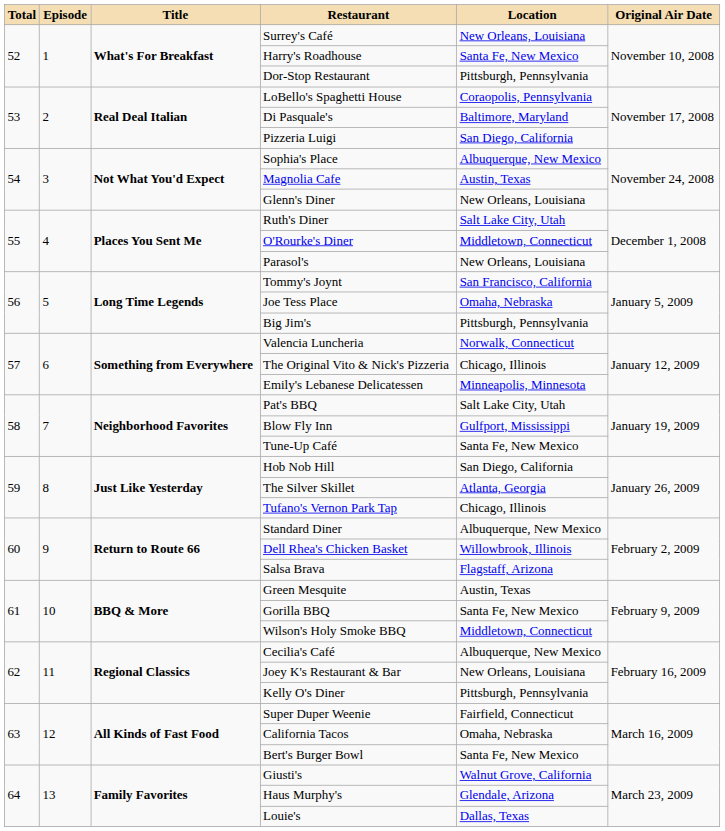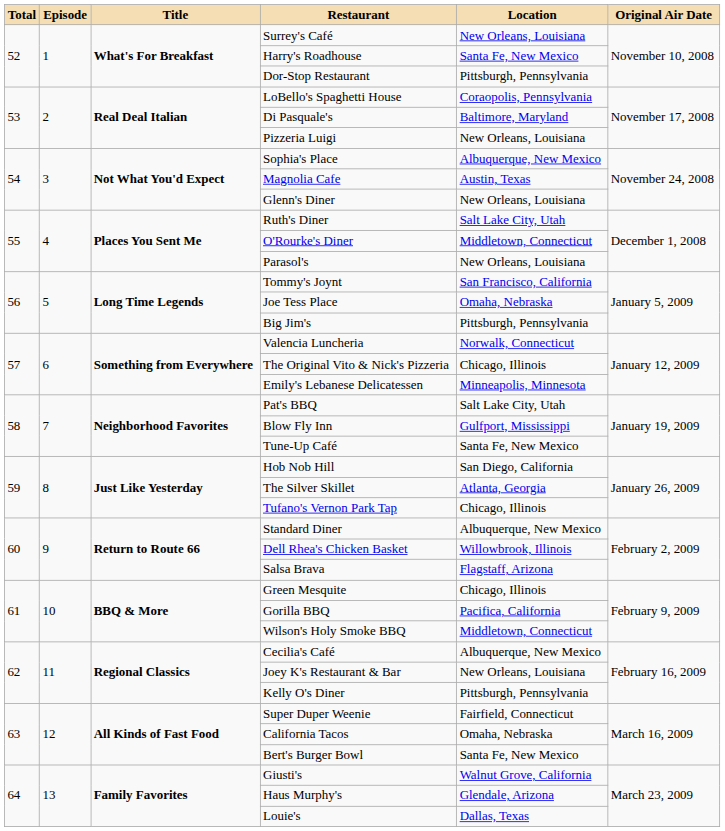(516, 138) San Diego, California -> (522, 138) New Orleans, Louisiana
(495, 590) Austin, Texas -> (503, 590) Chicago, Illinois
(519, 610) Santa Fe, New Mexico -> (510, 610) Pacifica, California
